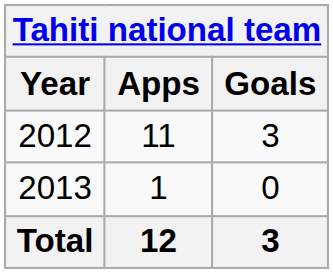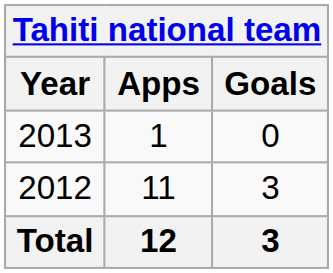rows swapped: (55, 135) <-> (55, 188)
